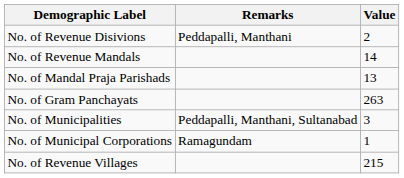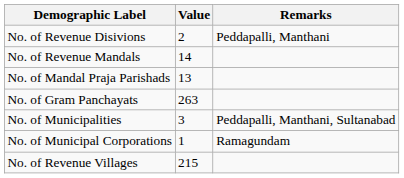columns swapped: (379, 15) <-> (268, 15)
